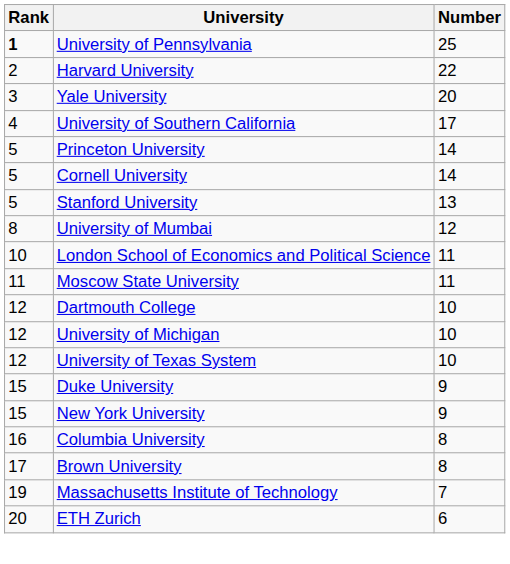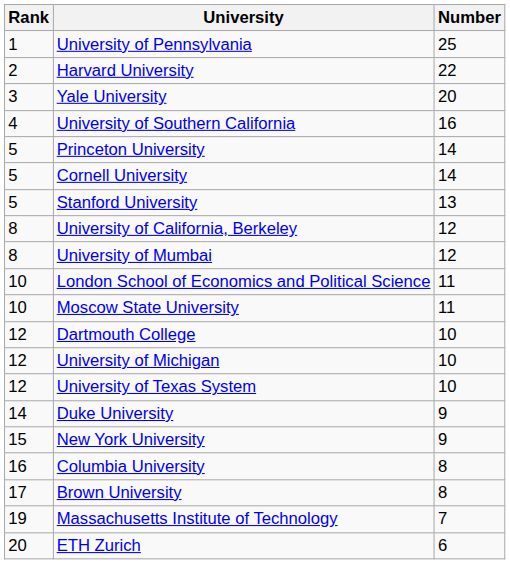(13, 44) bold -> (13, 44) normal
(447, 123) 17 -> (447, 123) 16
+ row: (177, 228)
(17, 281) 11 -> (18, 307) 10
(18, 387) 15 -> (18, 413) 14
